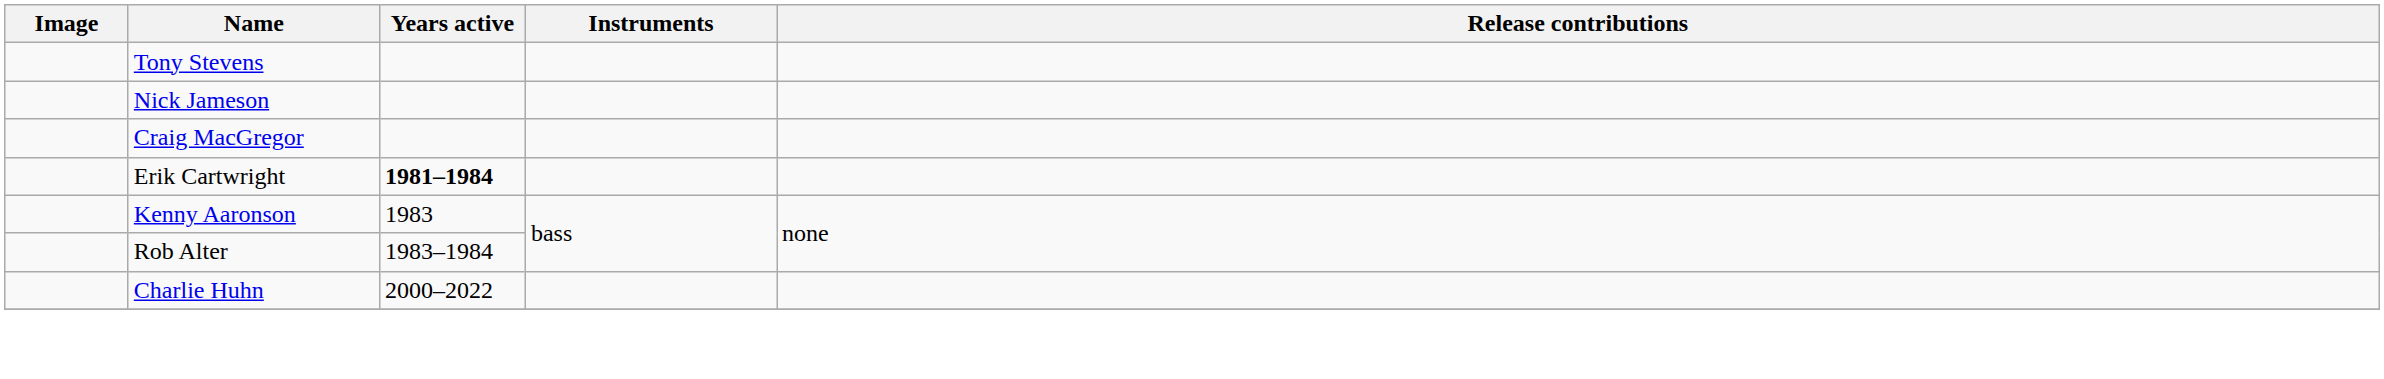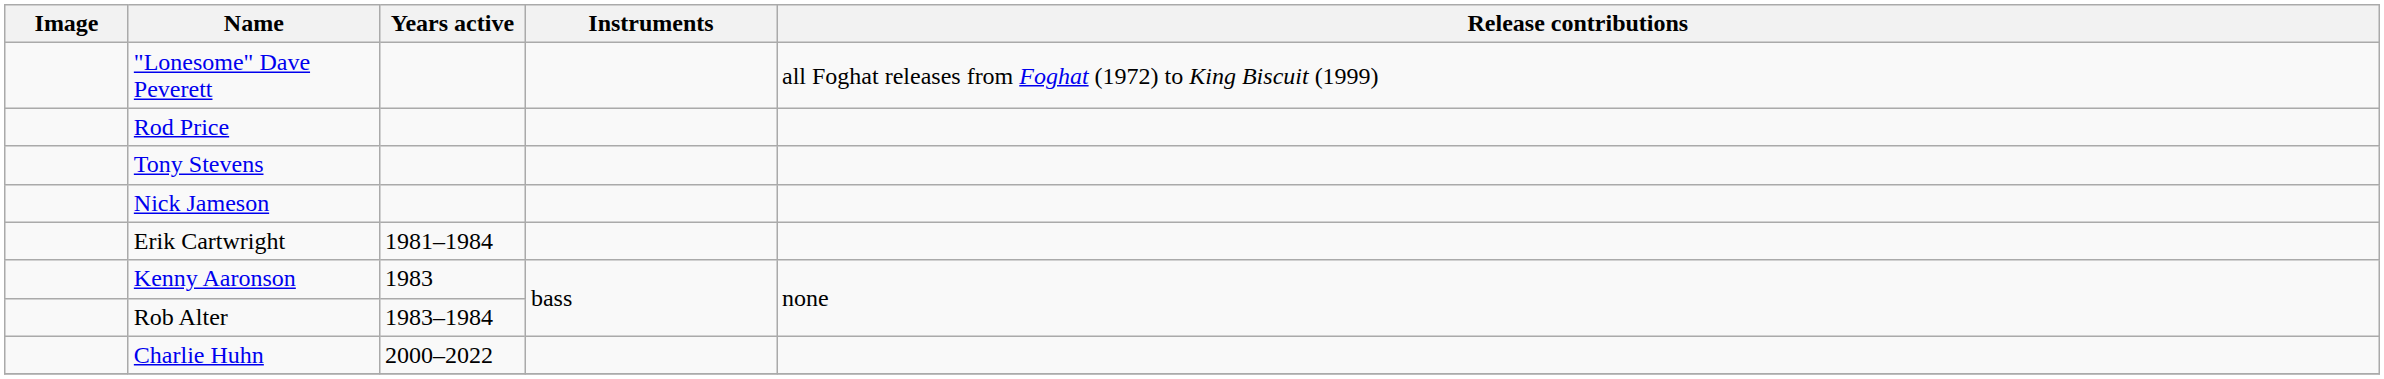+ row: (222, 75)
+ row: (182, 126)
- row: (219, 137)
(439, 175) bold -> (439, 240) normal
